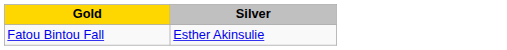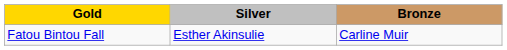+ column: (419, 14)
